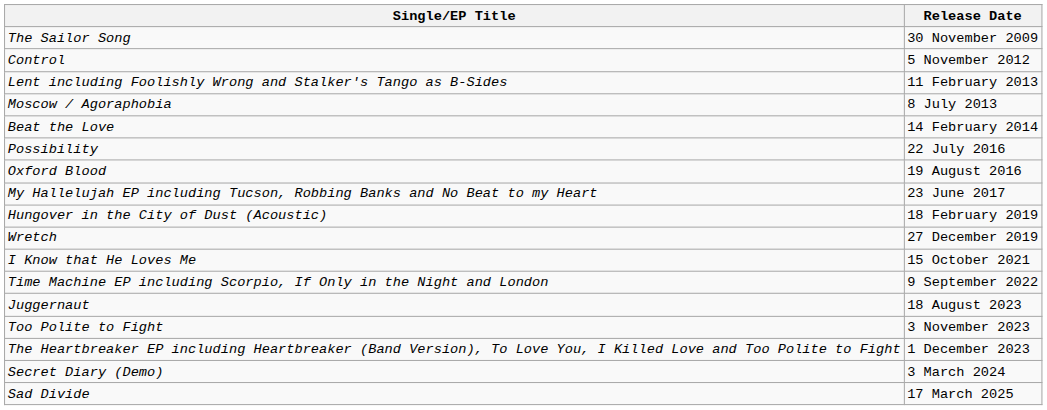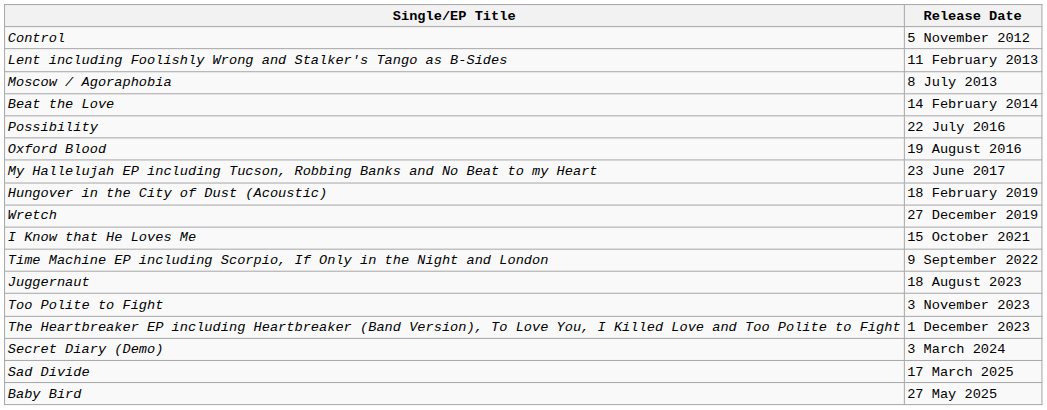- row: (69, 38)
+ row: (45, 394)
